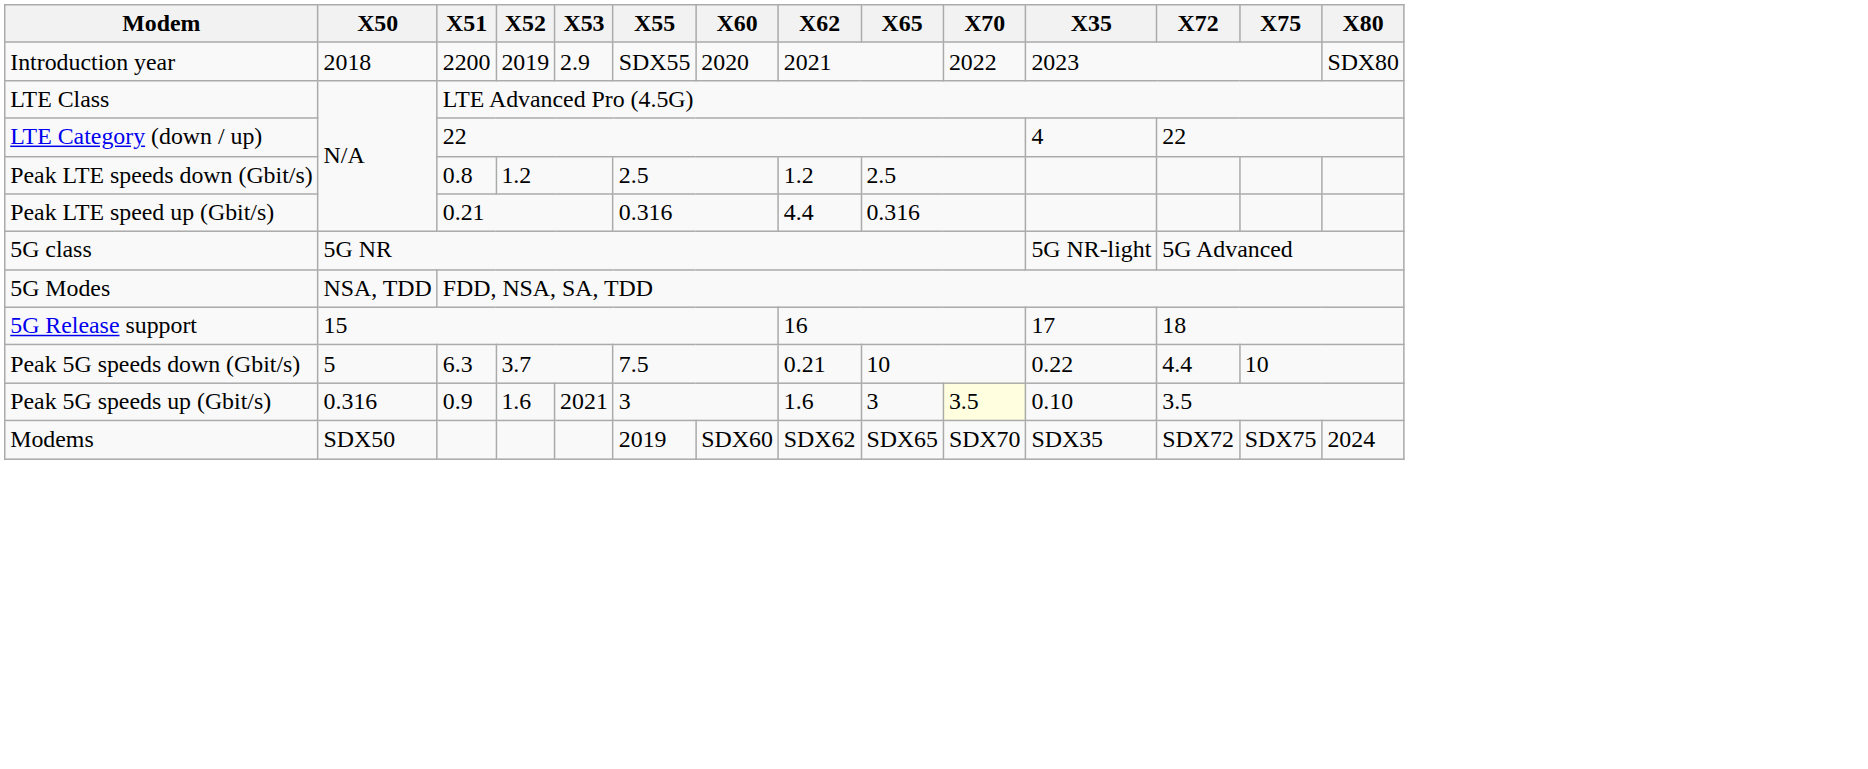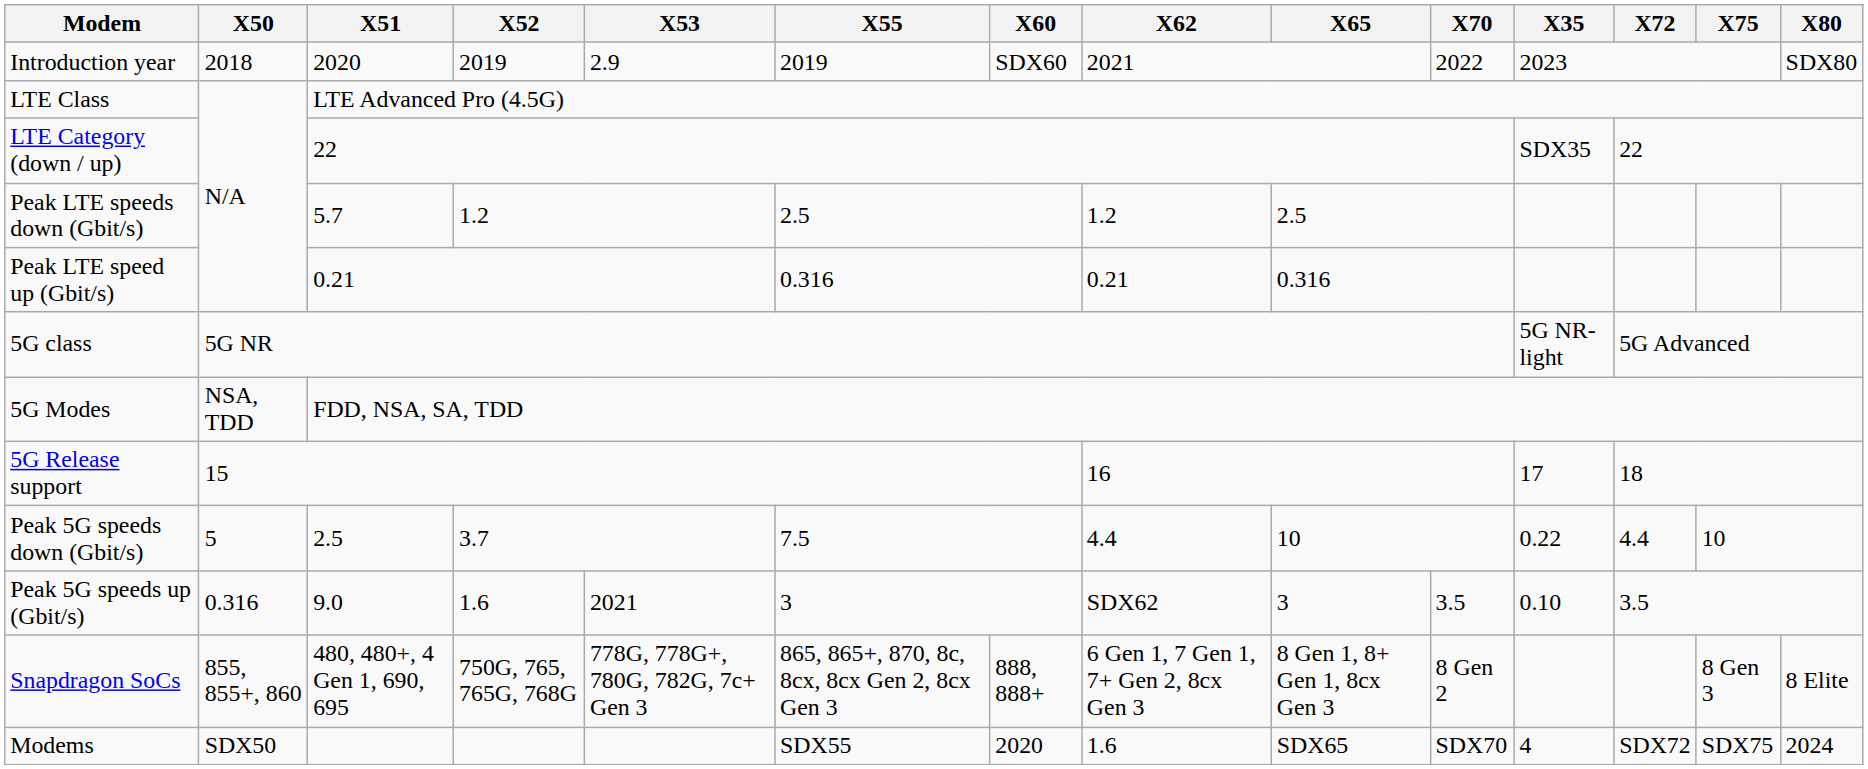(467, 61) 2200 -> (337, 61) 2020
(655, 61) SDX55 -> (804, 61) 2019
(725, 61) 2020 -> (1031, 61) SDX60
(1037, 136) 4 -> (1555, 150) SDX35
(458, 174) 0.8 -> (328, 214) 5.7
(799, 212) 4.4 -> (1108, 279) 0.21
(458, 363) 6.3 -> (328, 538) 2.5
(805, 363) 0.21 -> (1102, 538) 4.4
(458, 401) 0.9 -> (328, 602) 9.0
(799, 401) 1.6 -> (1123, 602) SDX62
(964, 401) lightyellow background -> (1450, 602) no background
+ row: (95, 680)
(643, 439) 2019 -> (816, 745) SDX55
(737, 439) SDX60 -> (1019, 745) 2020
(820, 439) SDX62 -> (1102, 745) 1.6
(1067, 439) SDX35 -> (1525, 745) 4
